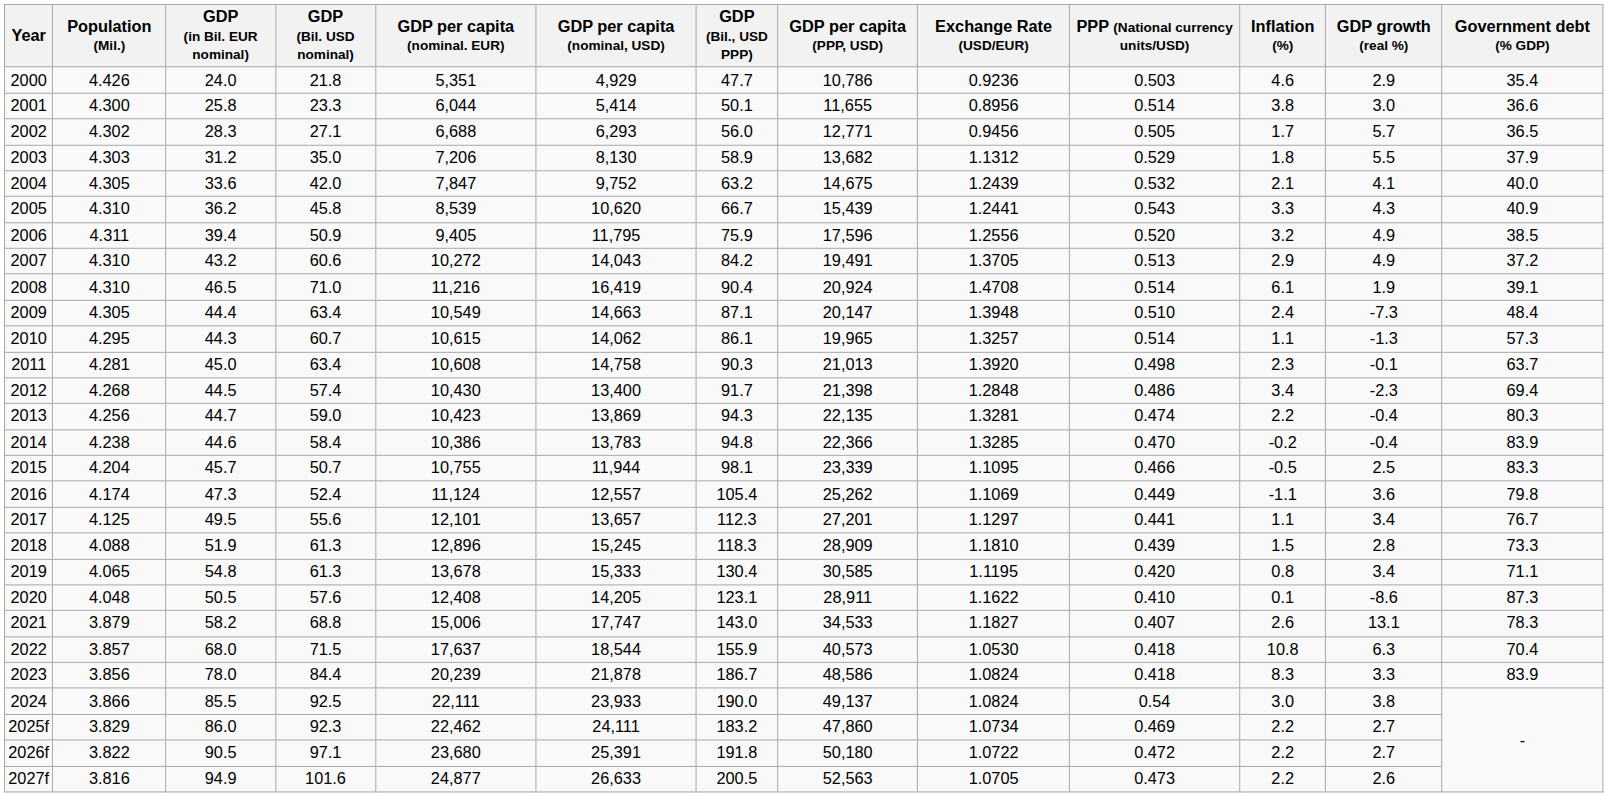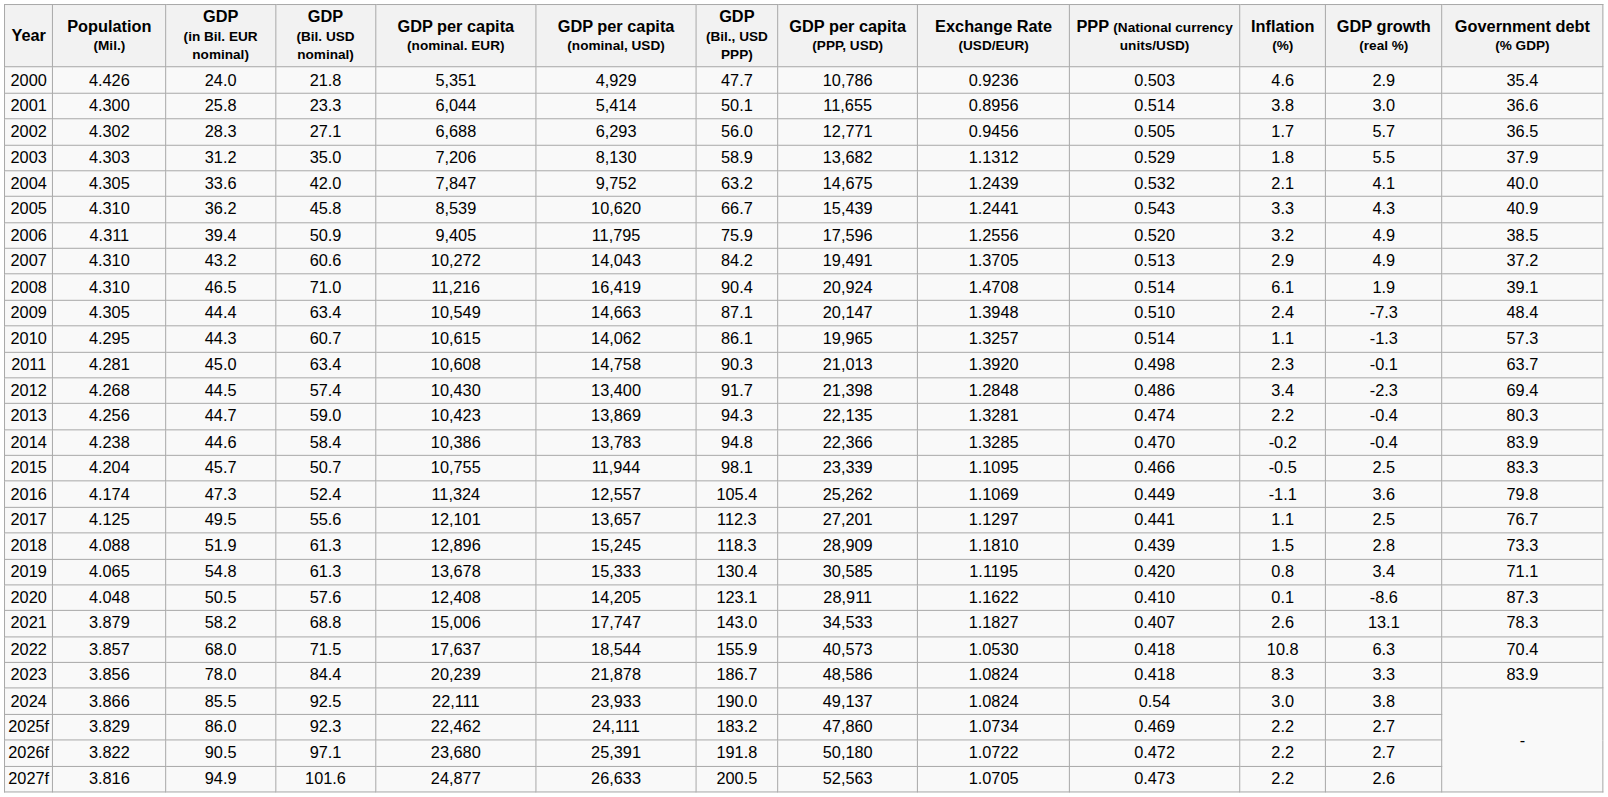(456, 494) 11,124 -> (456, 494) 11,324
(1384, 520) 3.4 -> (1384, 520) 2.5
